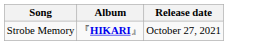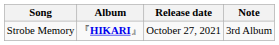+ column: (249, 13)
